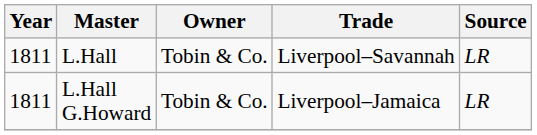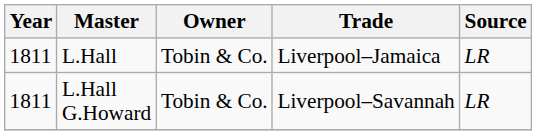(366, 55) Liverpool–Savannah -> (359, 55) Liverpool–Jamaica
(359, 100) Liverpool–Jamaica -> (366, 100) Liverpool–Savannah
